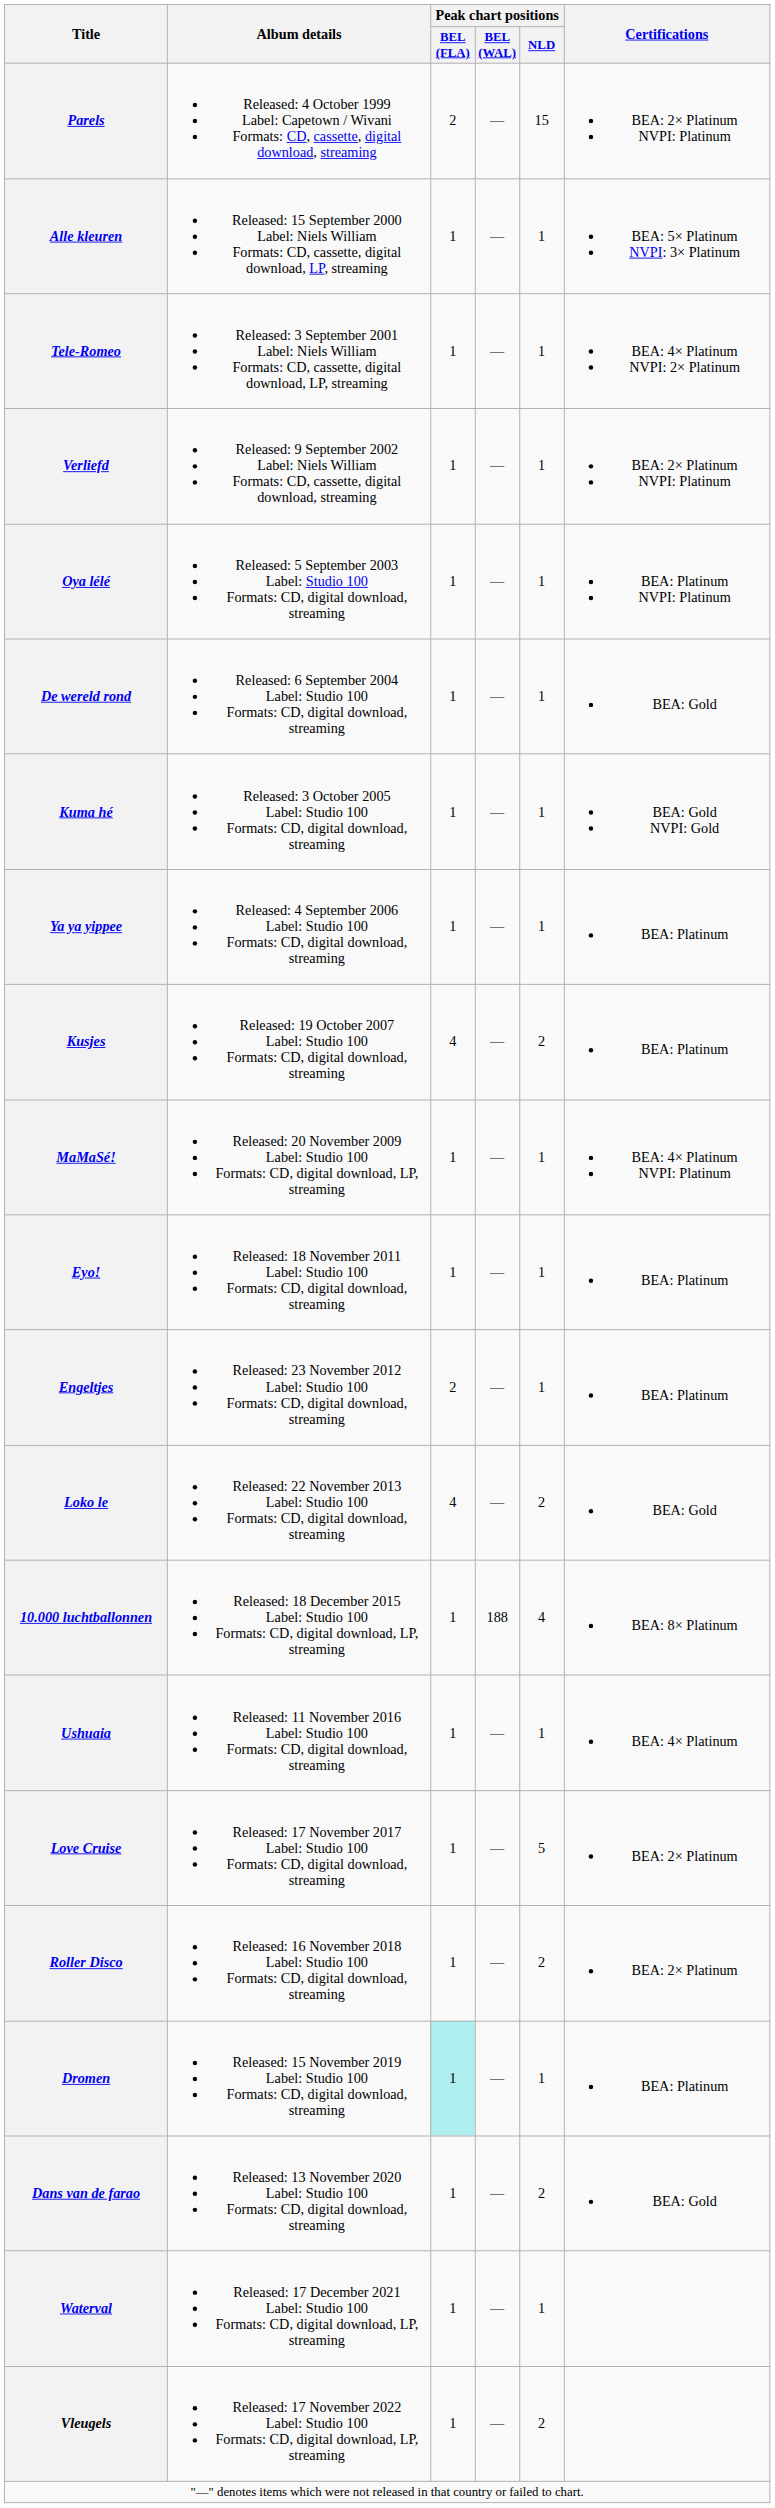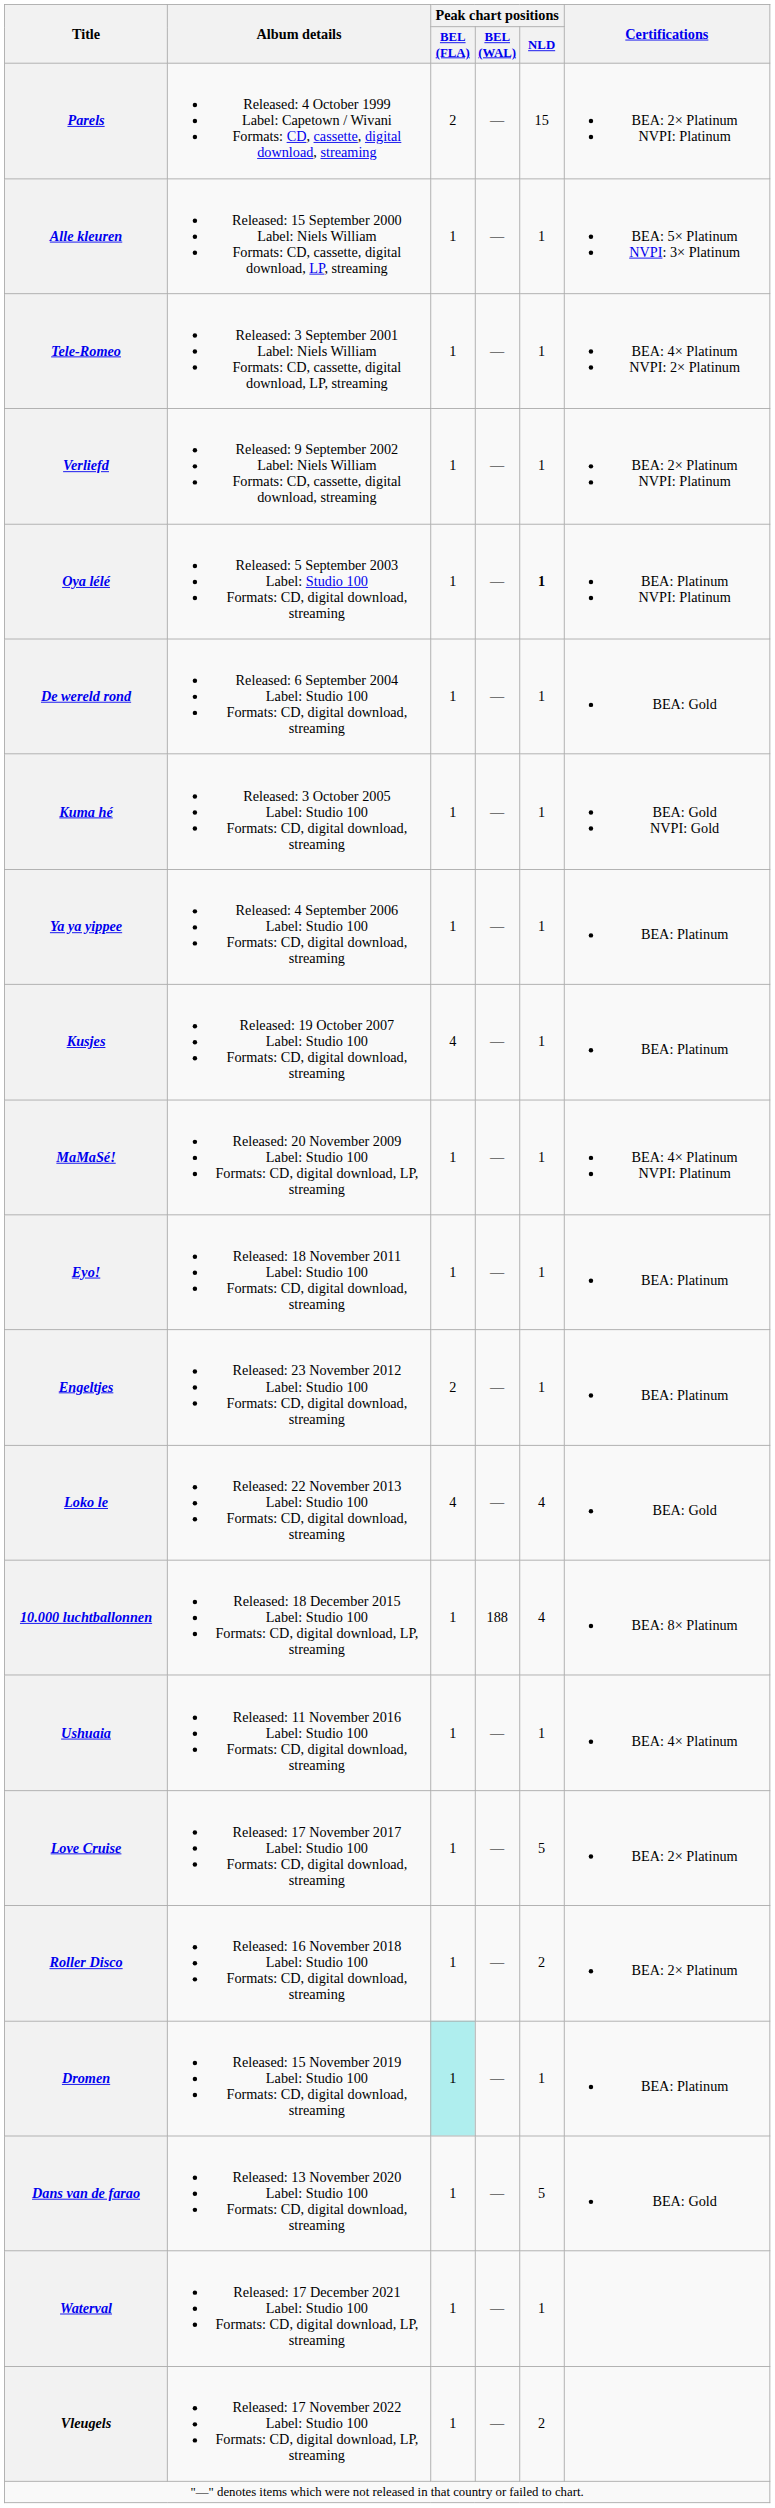(542, 581) normal -> (542, 581) bold
(542, 1042) 2 -> (542, 1042) 1
(542, 1502) 2 -> (542, 1502) 4
(542, 2193) 2 -> (542, 2193) 5
